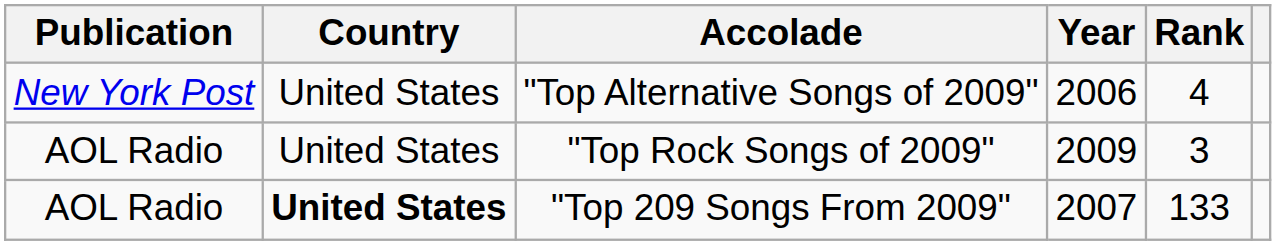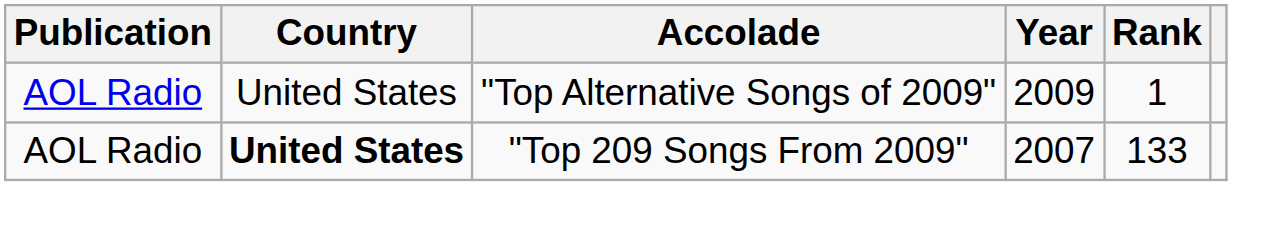(134, 92) New York Post -> (113, 92) AOL Radio
(1096, 92) 2006 -> (1054, 92) 2009
(1199, 92) 4 -> (1157, 92) 1
- row: (781, 150)
